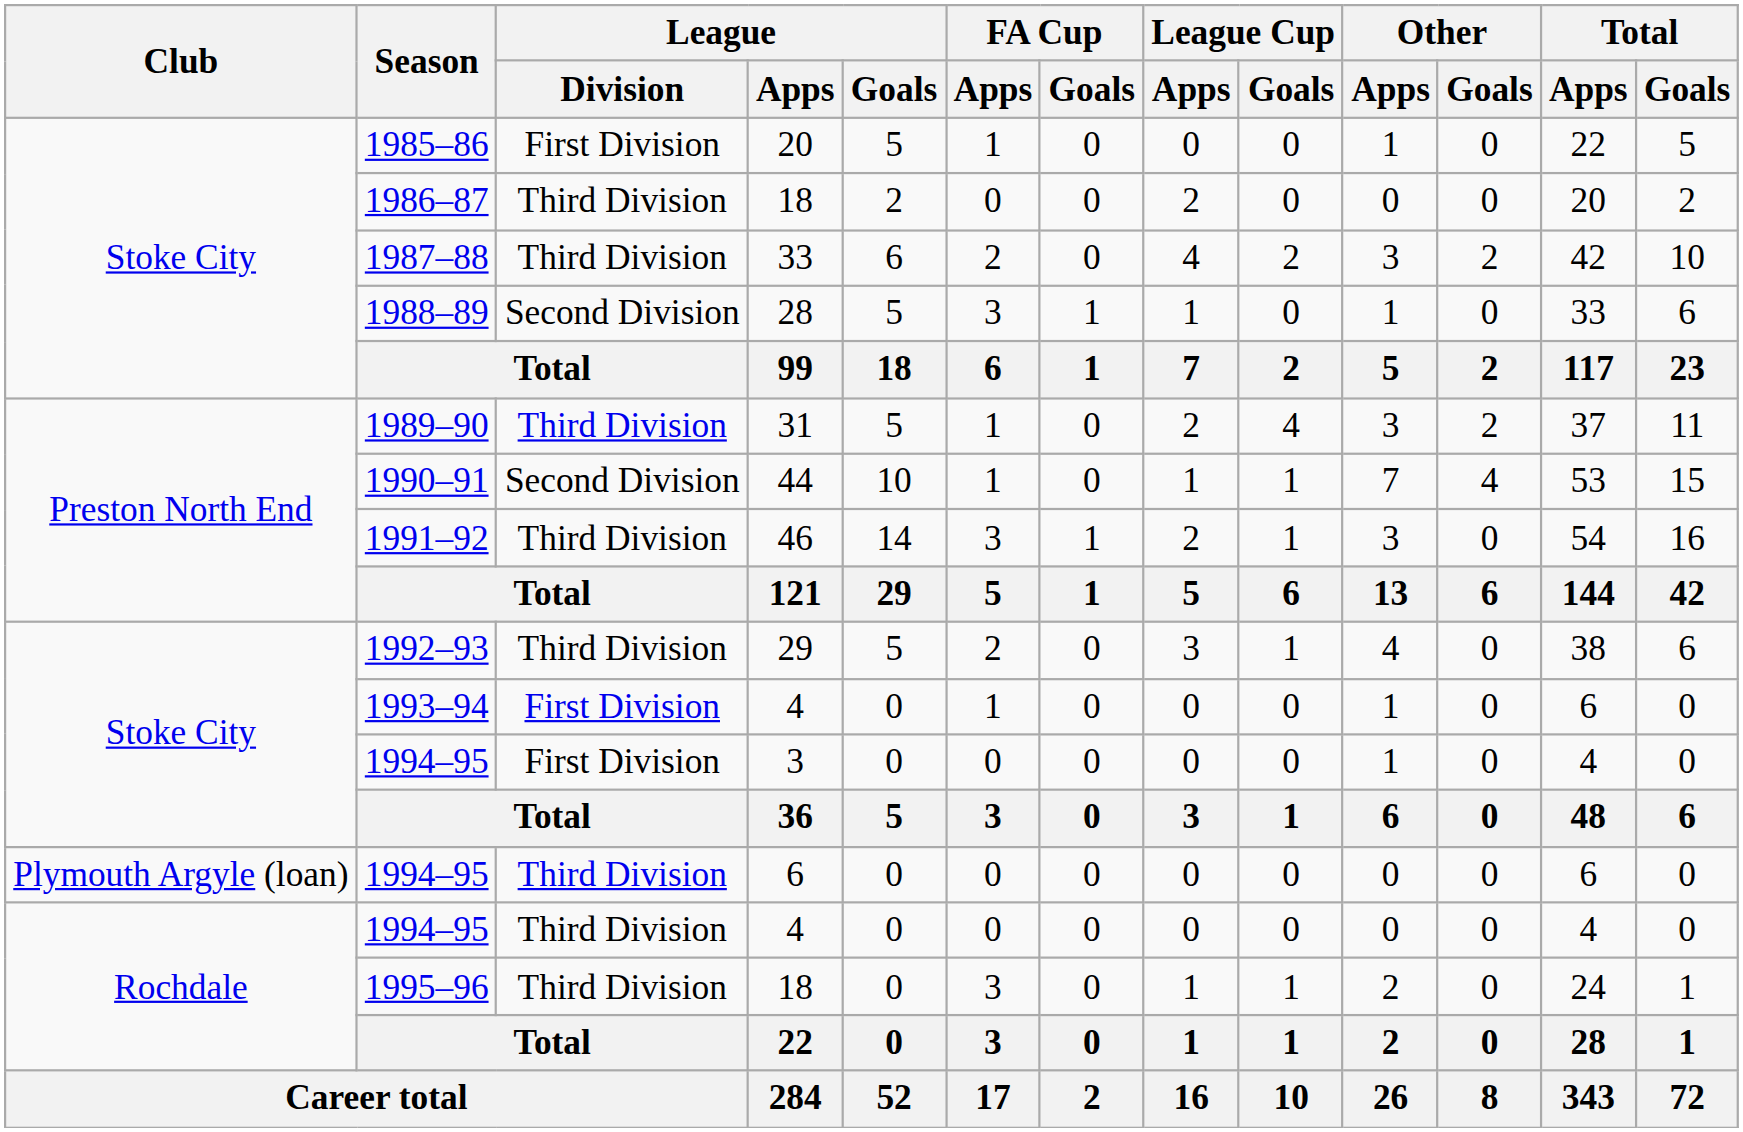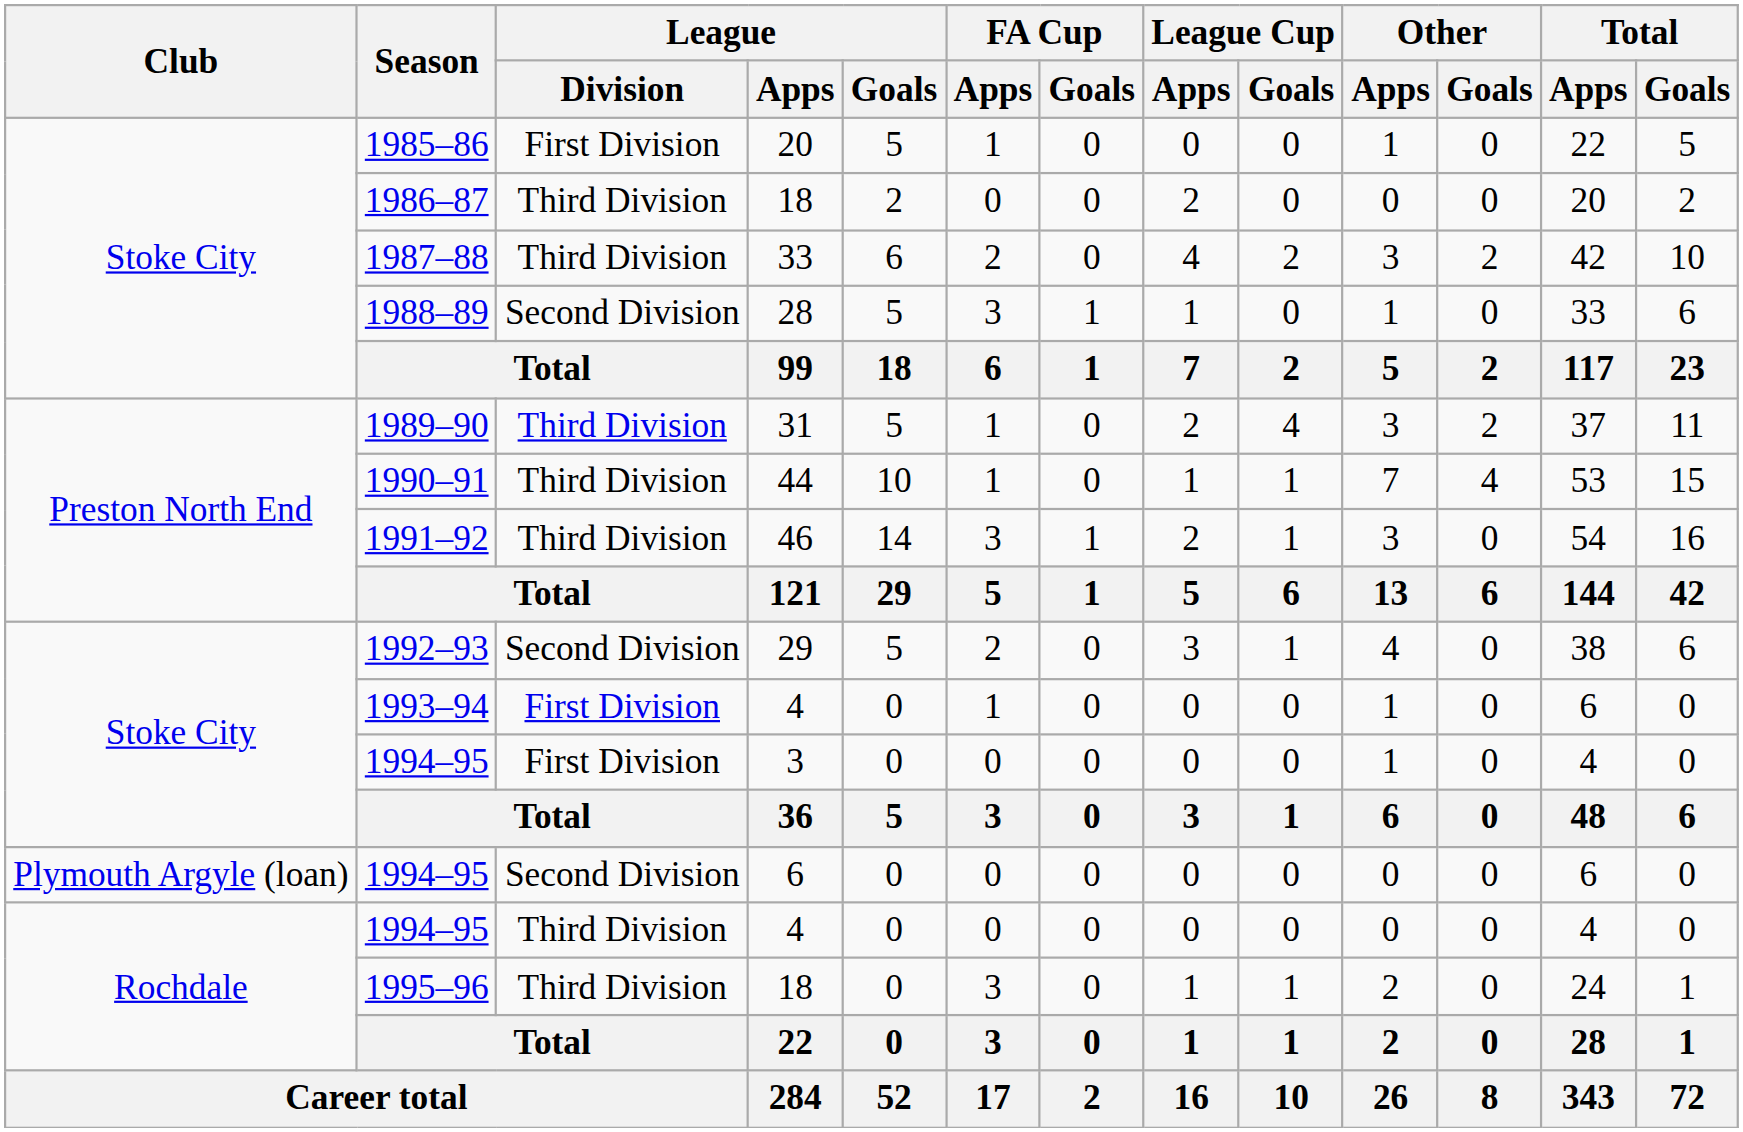(622, 481) Second Division -> (622, 481) Third Division
(622, 649) Third Division -> (622, 649) Second Division
(622, 873) Third Division -> (622, 873) Second Division
